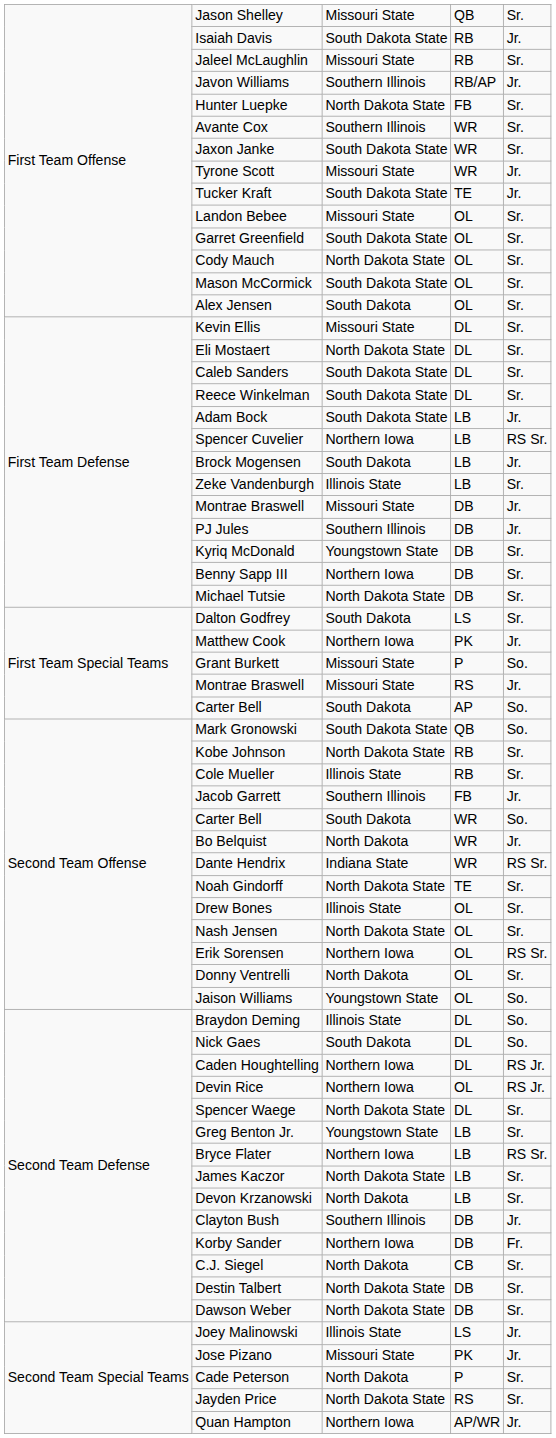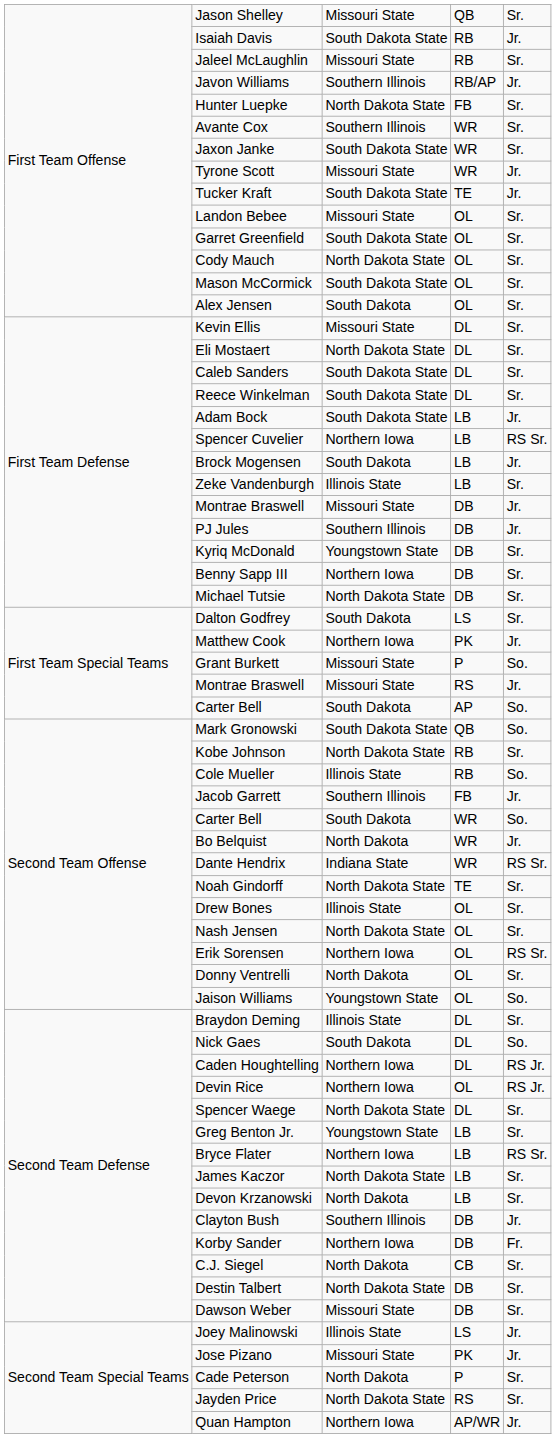(515, 774) Sr. -> (517, 774) So.
(517, 1020) So. -> (515, 1020) Sr.
(385, 1310) North Dakota State -> (370, 1310) Missouri State
